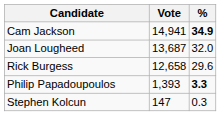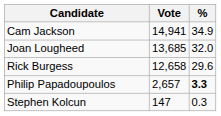(202, 31) bold -> (202, 31) normal
(169, 48) 13,687 -> (169, 48) 13,685
(166, 84) 1,393 -> (166, 84) 2,657
